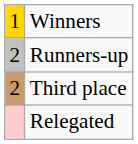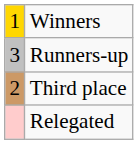(15, 54) 2 -> (15, 54) 3
